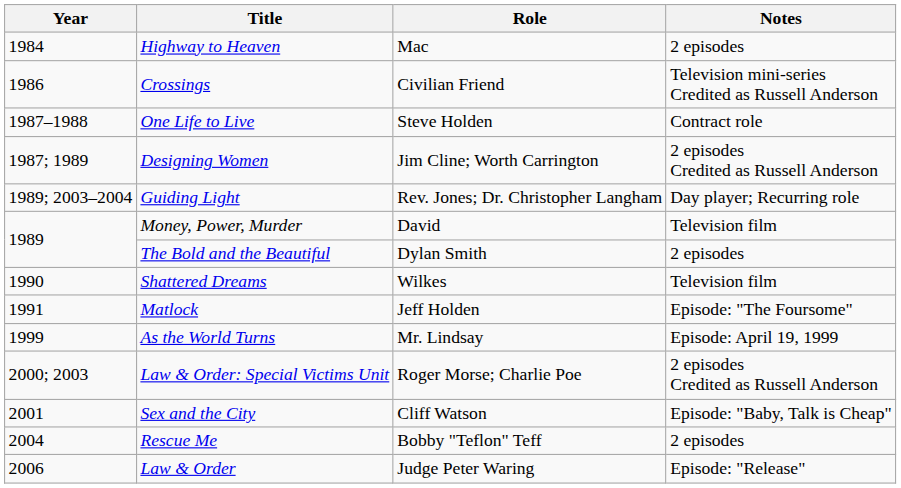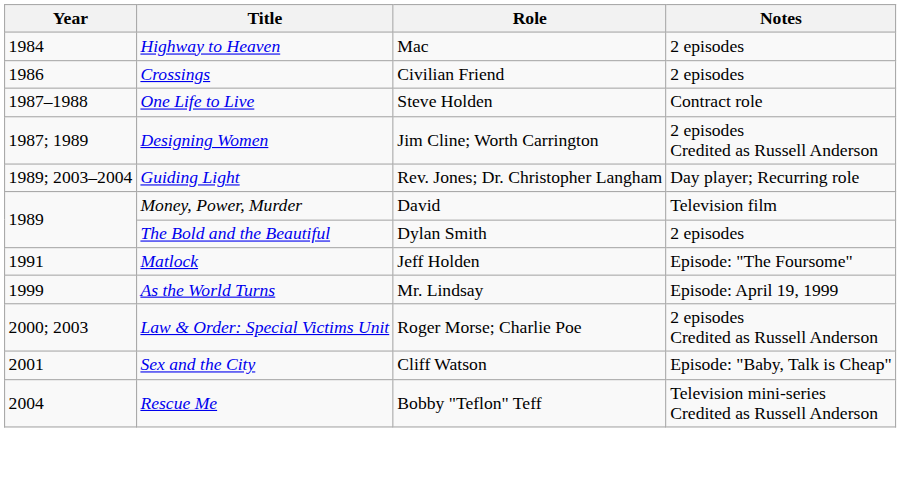(774, 84) Television mini-series Credited as Russell Anderson -> (707, 74) 2 episodes
- row: (204, 281)
(707, 440) 2 episodes -> (774, 402) Television mini-series Credited as Russell Anderson
- row: (188, 468)
